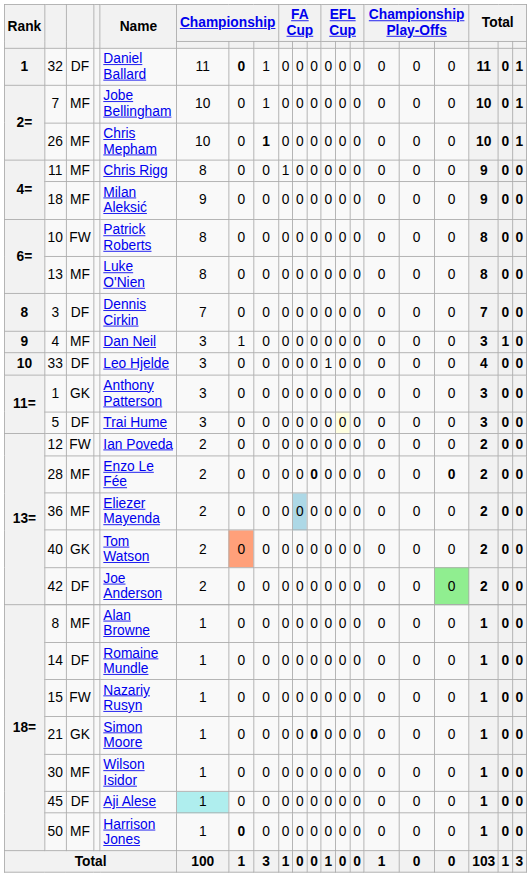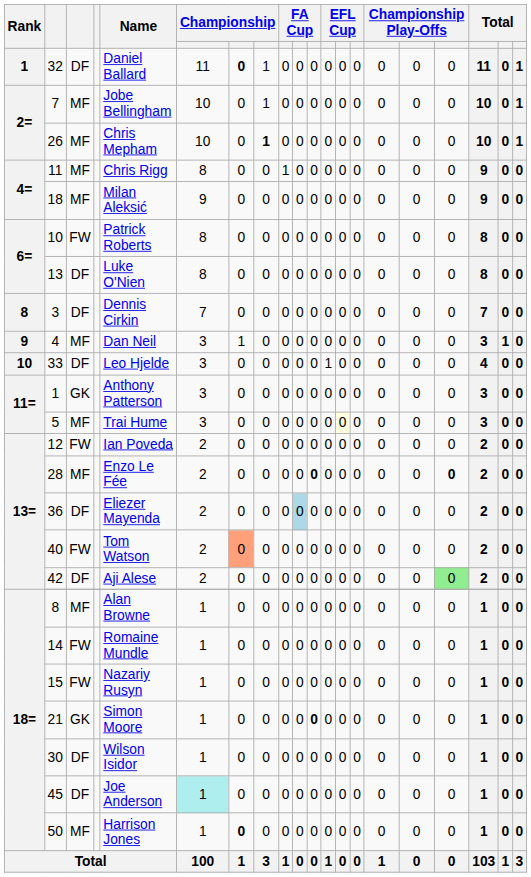(80, 275) MF -> (80, 275) DF
(80, 422) DF -> (80, 422) MF
(80, 511) MF -> (80, 511) DF
(80, 548) GK -> (80, 548) FW
(133, 586) Joe Anderson -> (130, 578) Aji Alese
(80, 660) DF -> (80, 645) FW
(80, 772) MF -> (80, 757) DF
(130, 802) Aji Alese -> (133, 794) Joe Anderson
